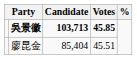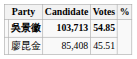(104, 28) 45.85 -> (104, 28) 54.85
(75, 45) 85,404 -> (75, 45) 85,408
